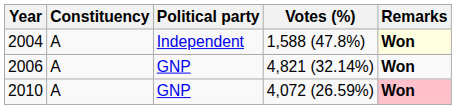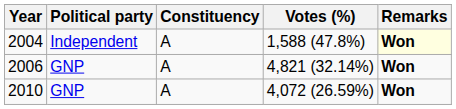columns swapped: (100, 16) <-> (208, 16)
(398, 91) pink background -> (398, 91) no background
